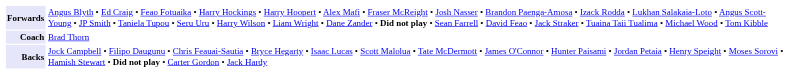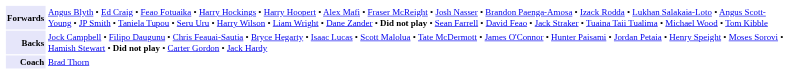rows swapped: (33, 56) <-> (32, 37)
